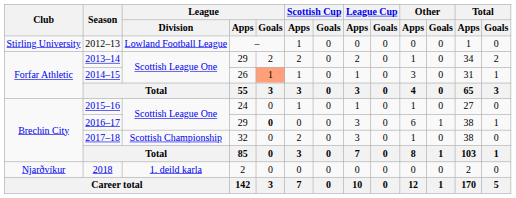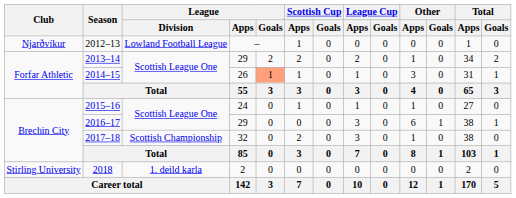(44, 43) Stirling University -> (44, 43) Njarðvíkur
(270, 122) bold -> (270, 122) normal
(44, 169) Njarðvíkur -> (44, 169) Stirling University
